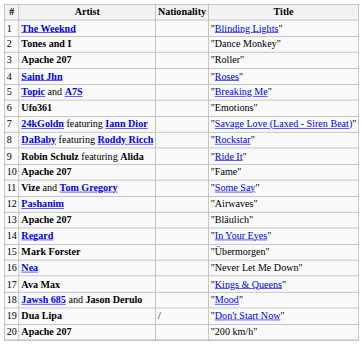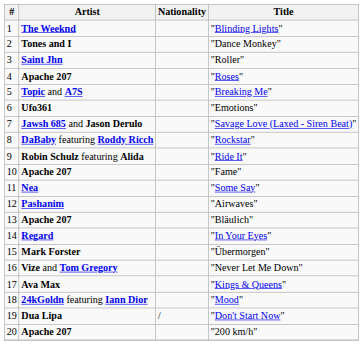(46, 60) Apache 207 -> (42, 60) Saint Jhn
(42, 76) Saint Jhn -> (46, 76) Apache 207
(85, 124) 24kGoldn featuring Iann Dior -> (82, 124) Jawsh 685 and Jason Derulo
(69, 188) Vize and Tom Gregory -> (30, 188) Nea
(30, 268) Nea -> (69, 268) Vize and Tom Gregory
(82, 300) Jawsh 685 and Jason Derulo -> (85, 300) 24kGoldn featuring Iann Dior
